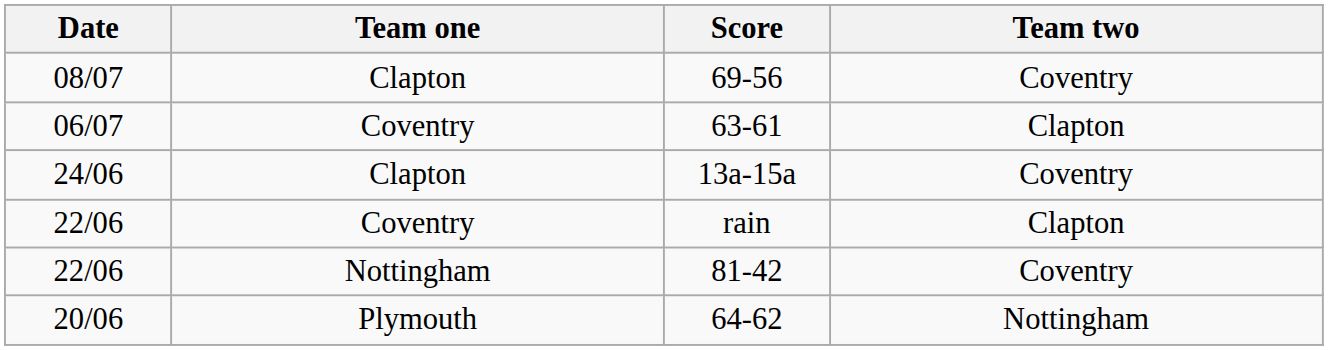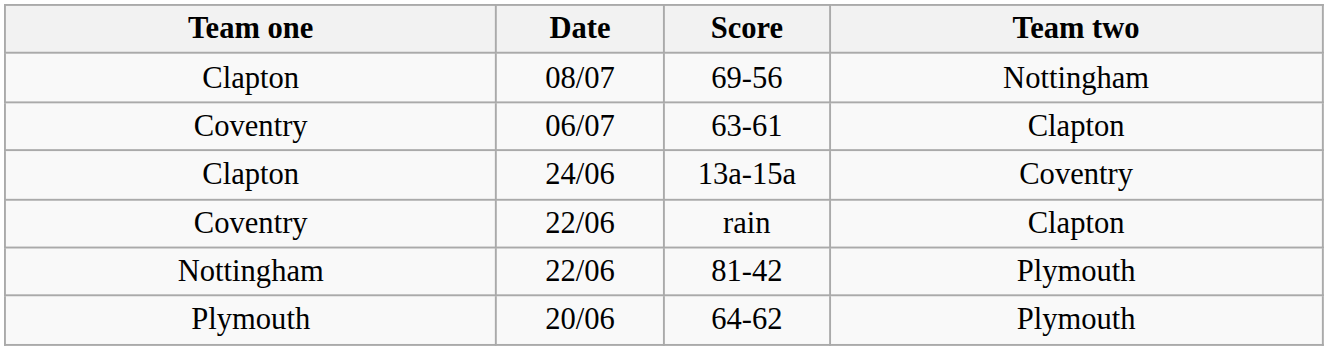columns swapped: (88, 28) <-> (418, 28)
(1076, 77) Coventry -> (1076, 77) Nottingham
(1076, 271) Coventry -> (1076, 271) Plymouth
(1076, 319) Nottingham -> (1076, 319) Plymouth
